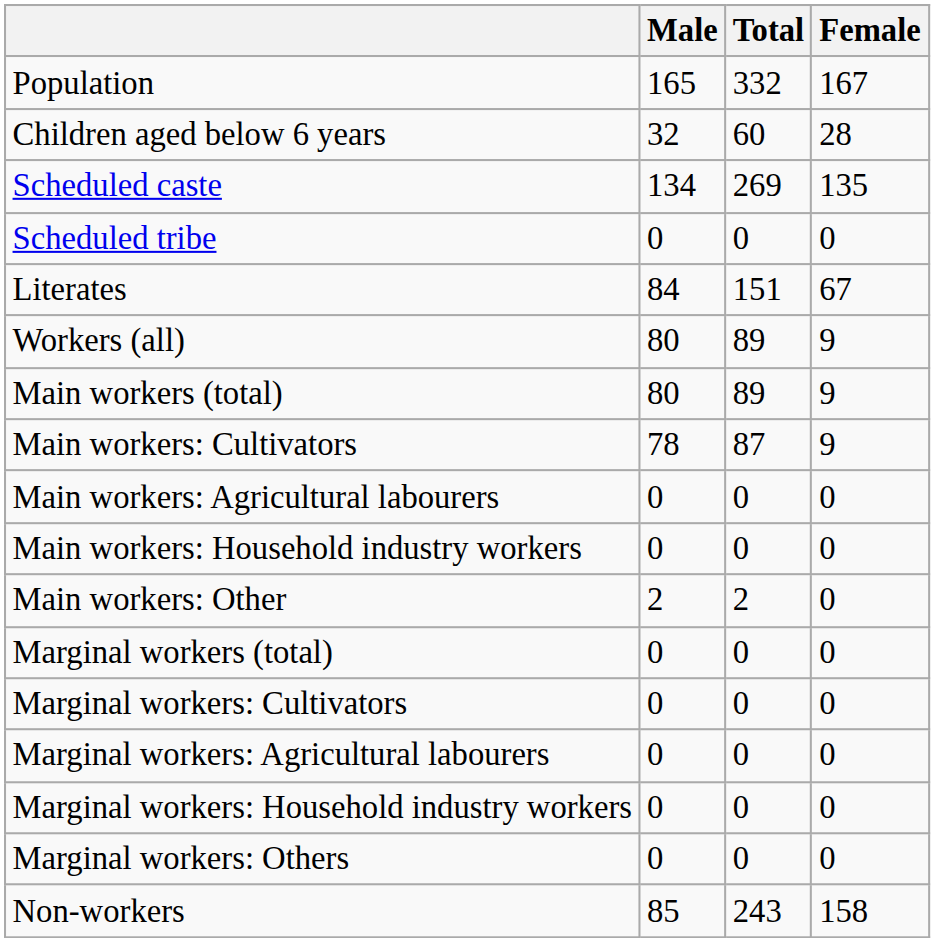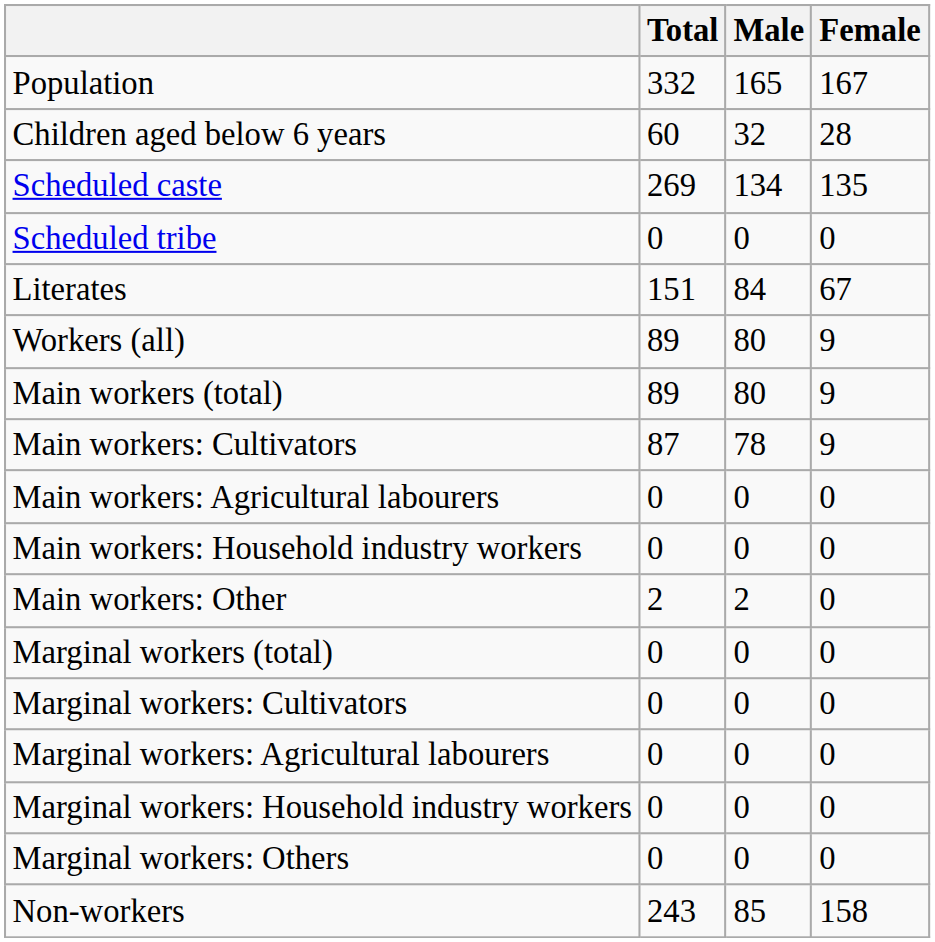columns swapped: (768, 30) <-> (682, 30)
